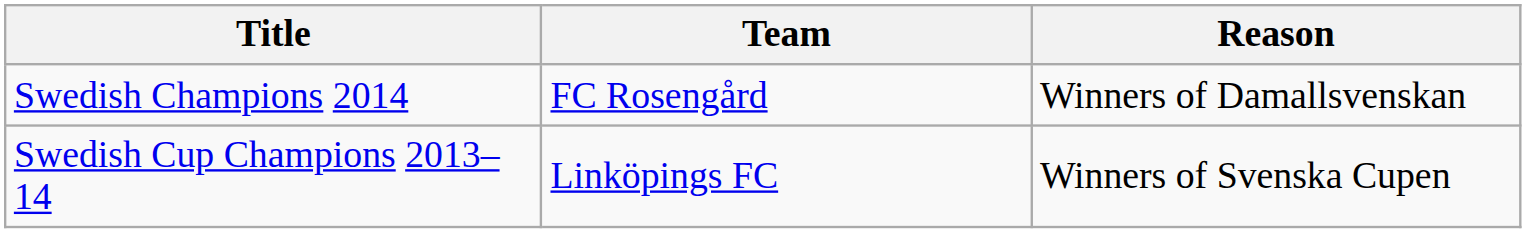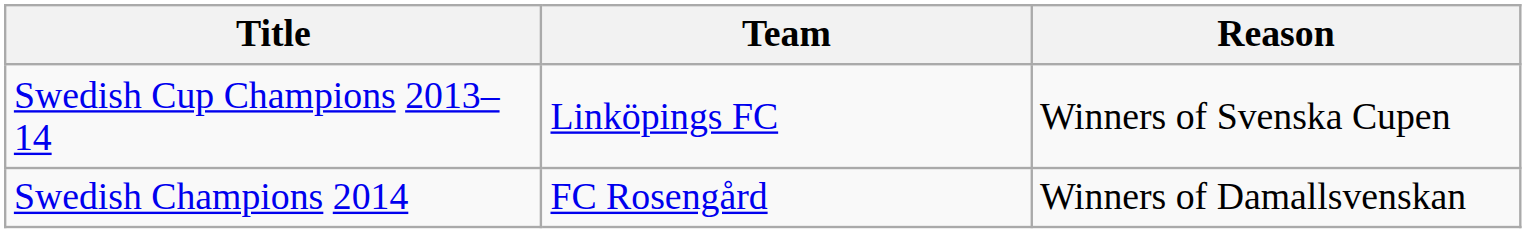rows swapped: (211, 94) <-> (257, 175)
